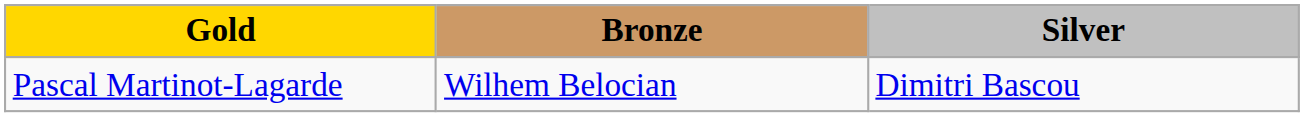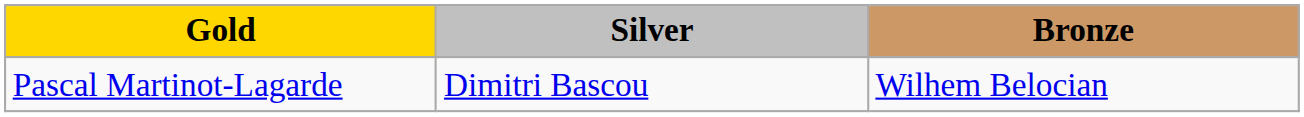columns swapped: (1083, 30) <-> (652, 30)
